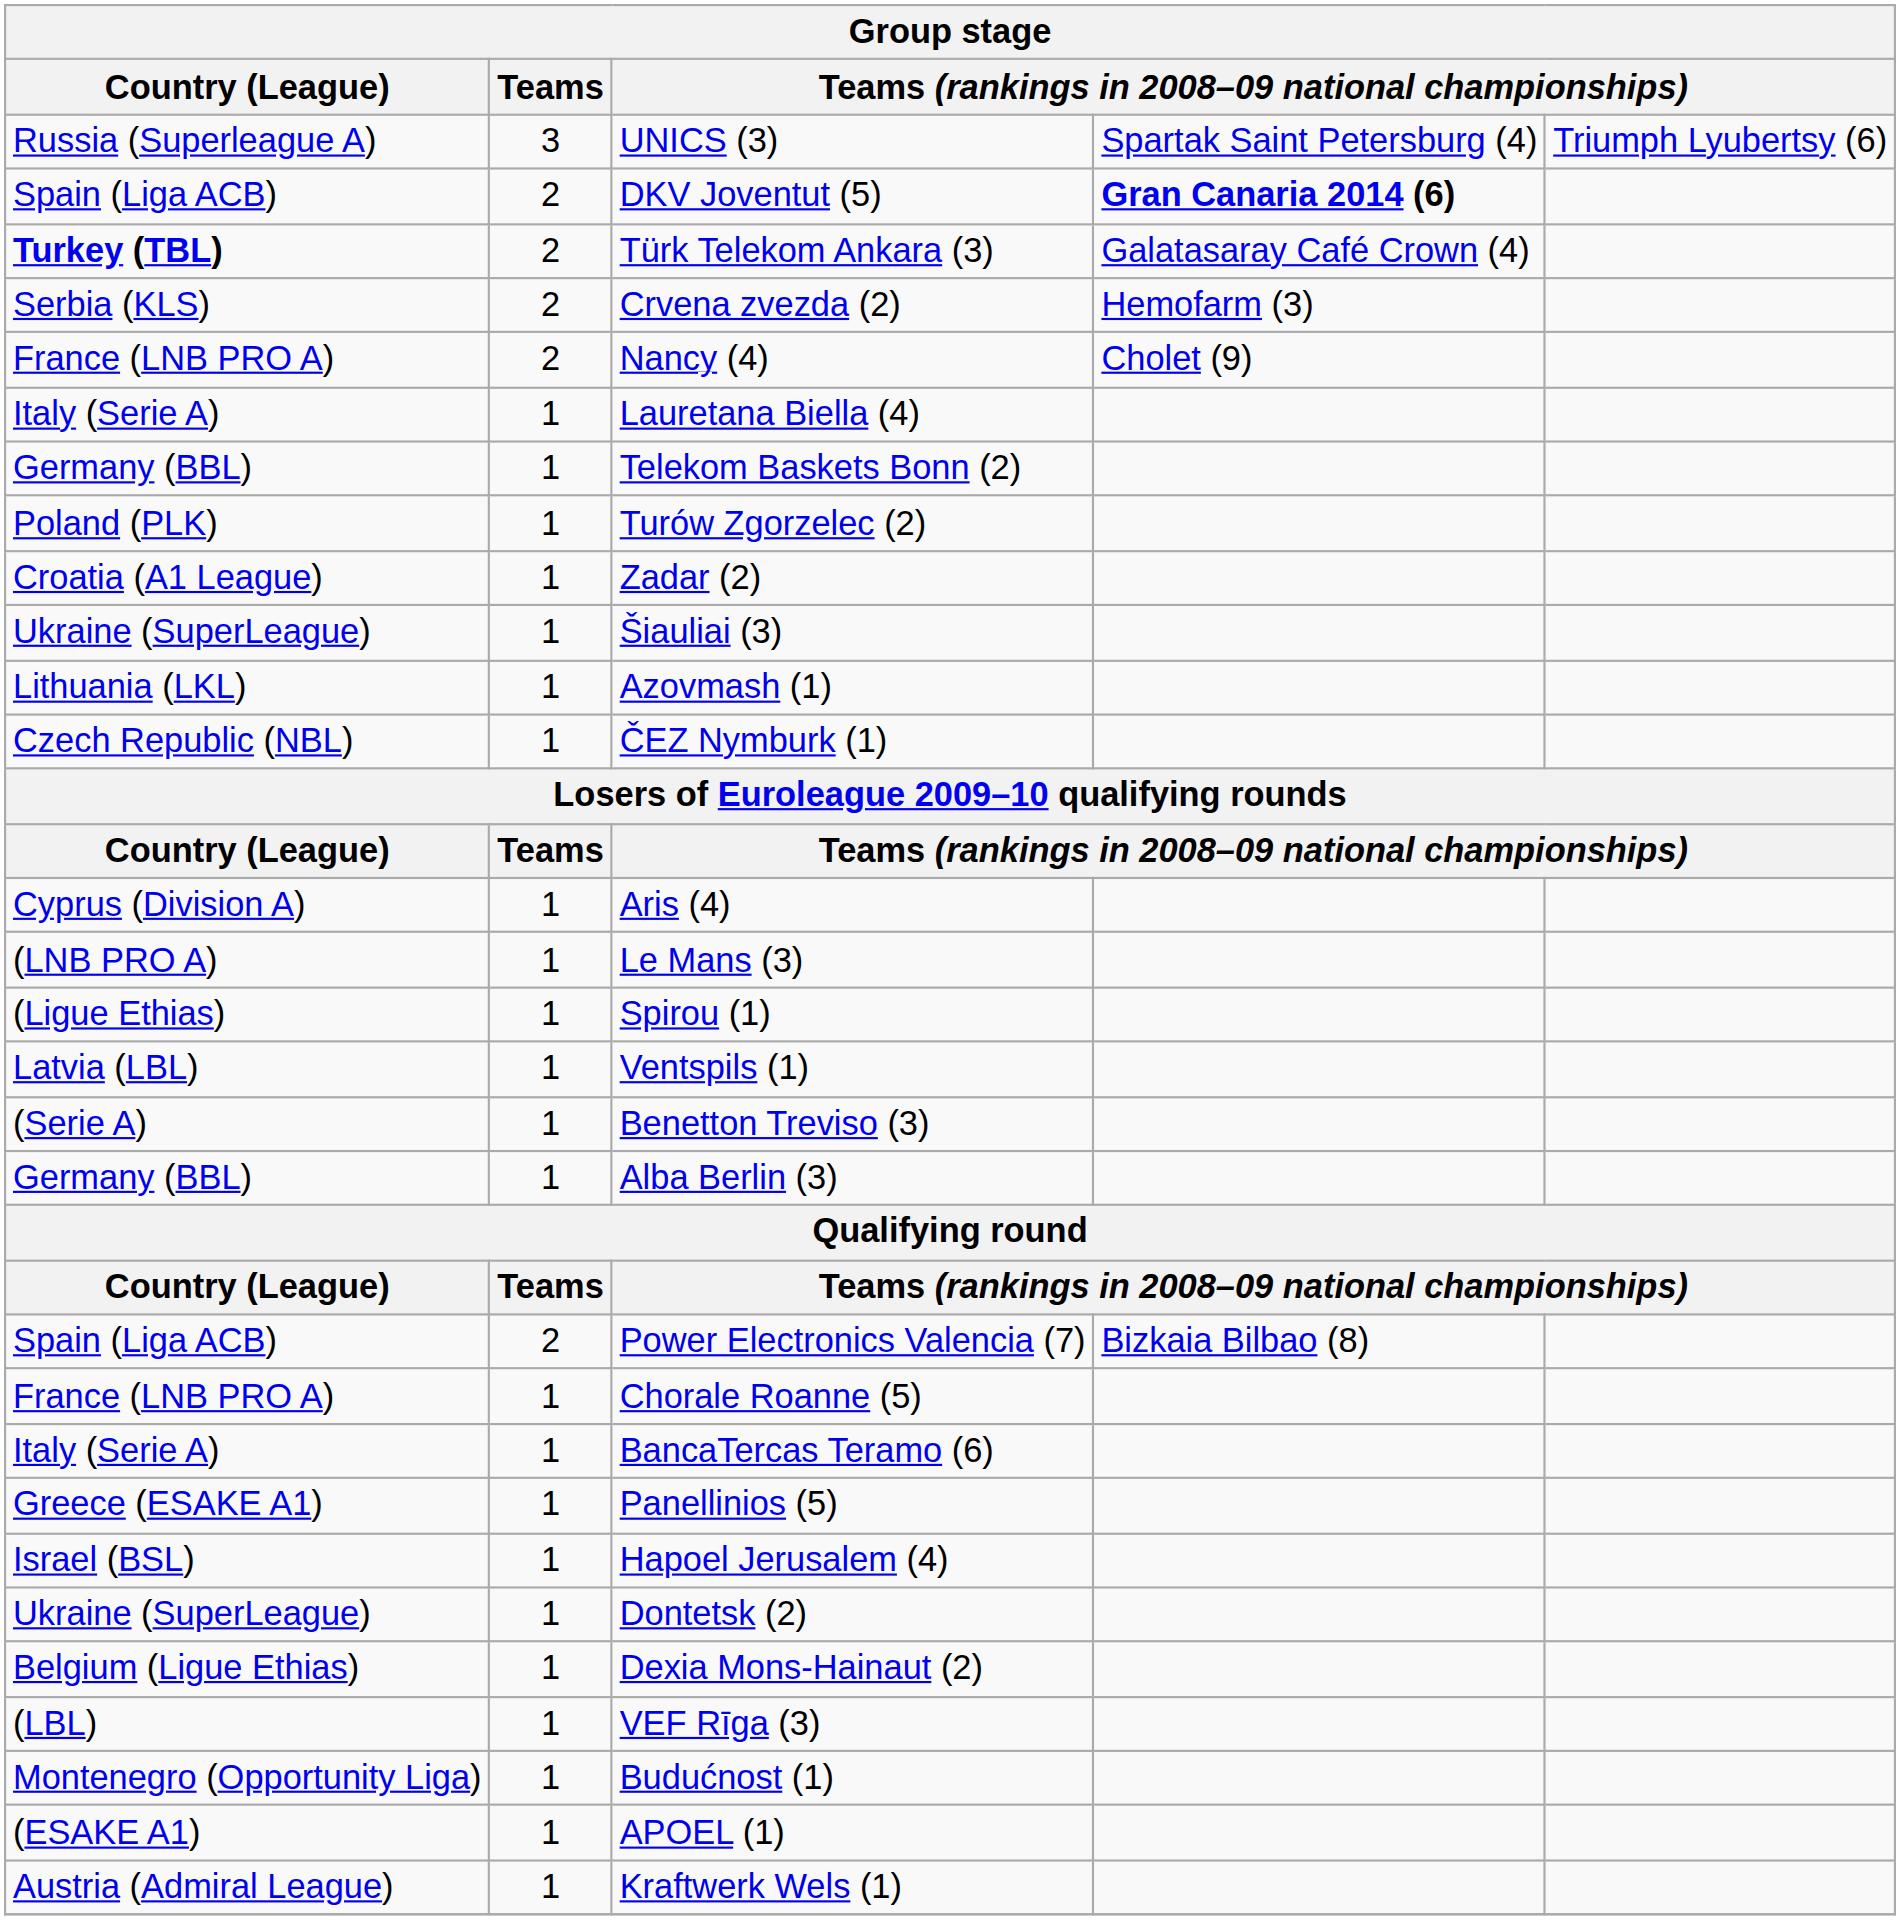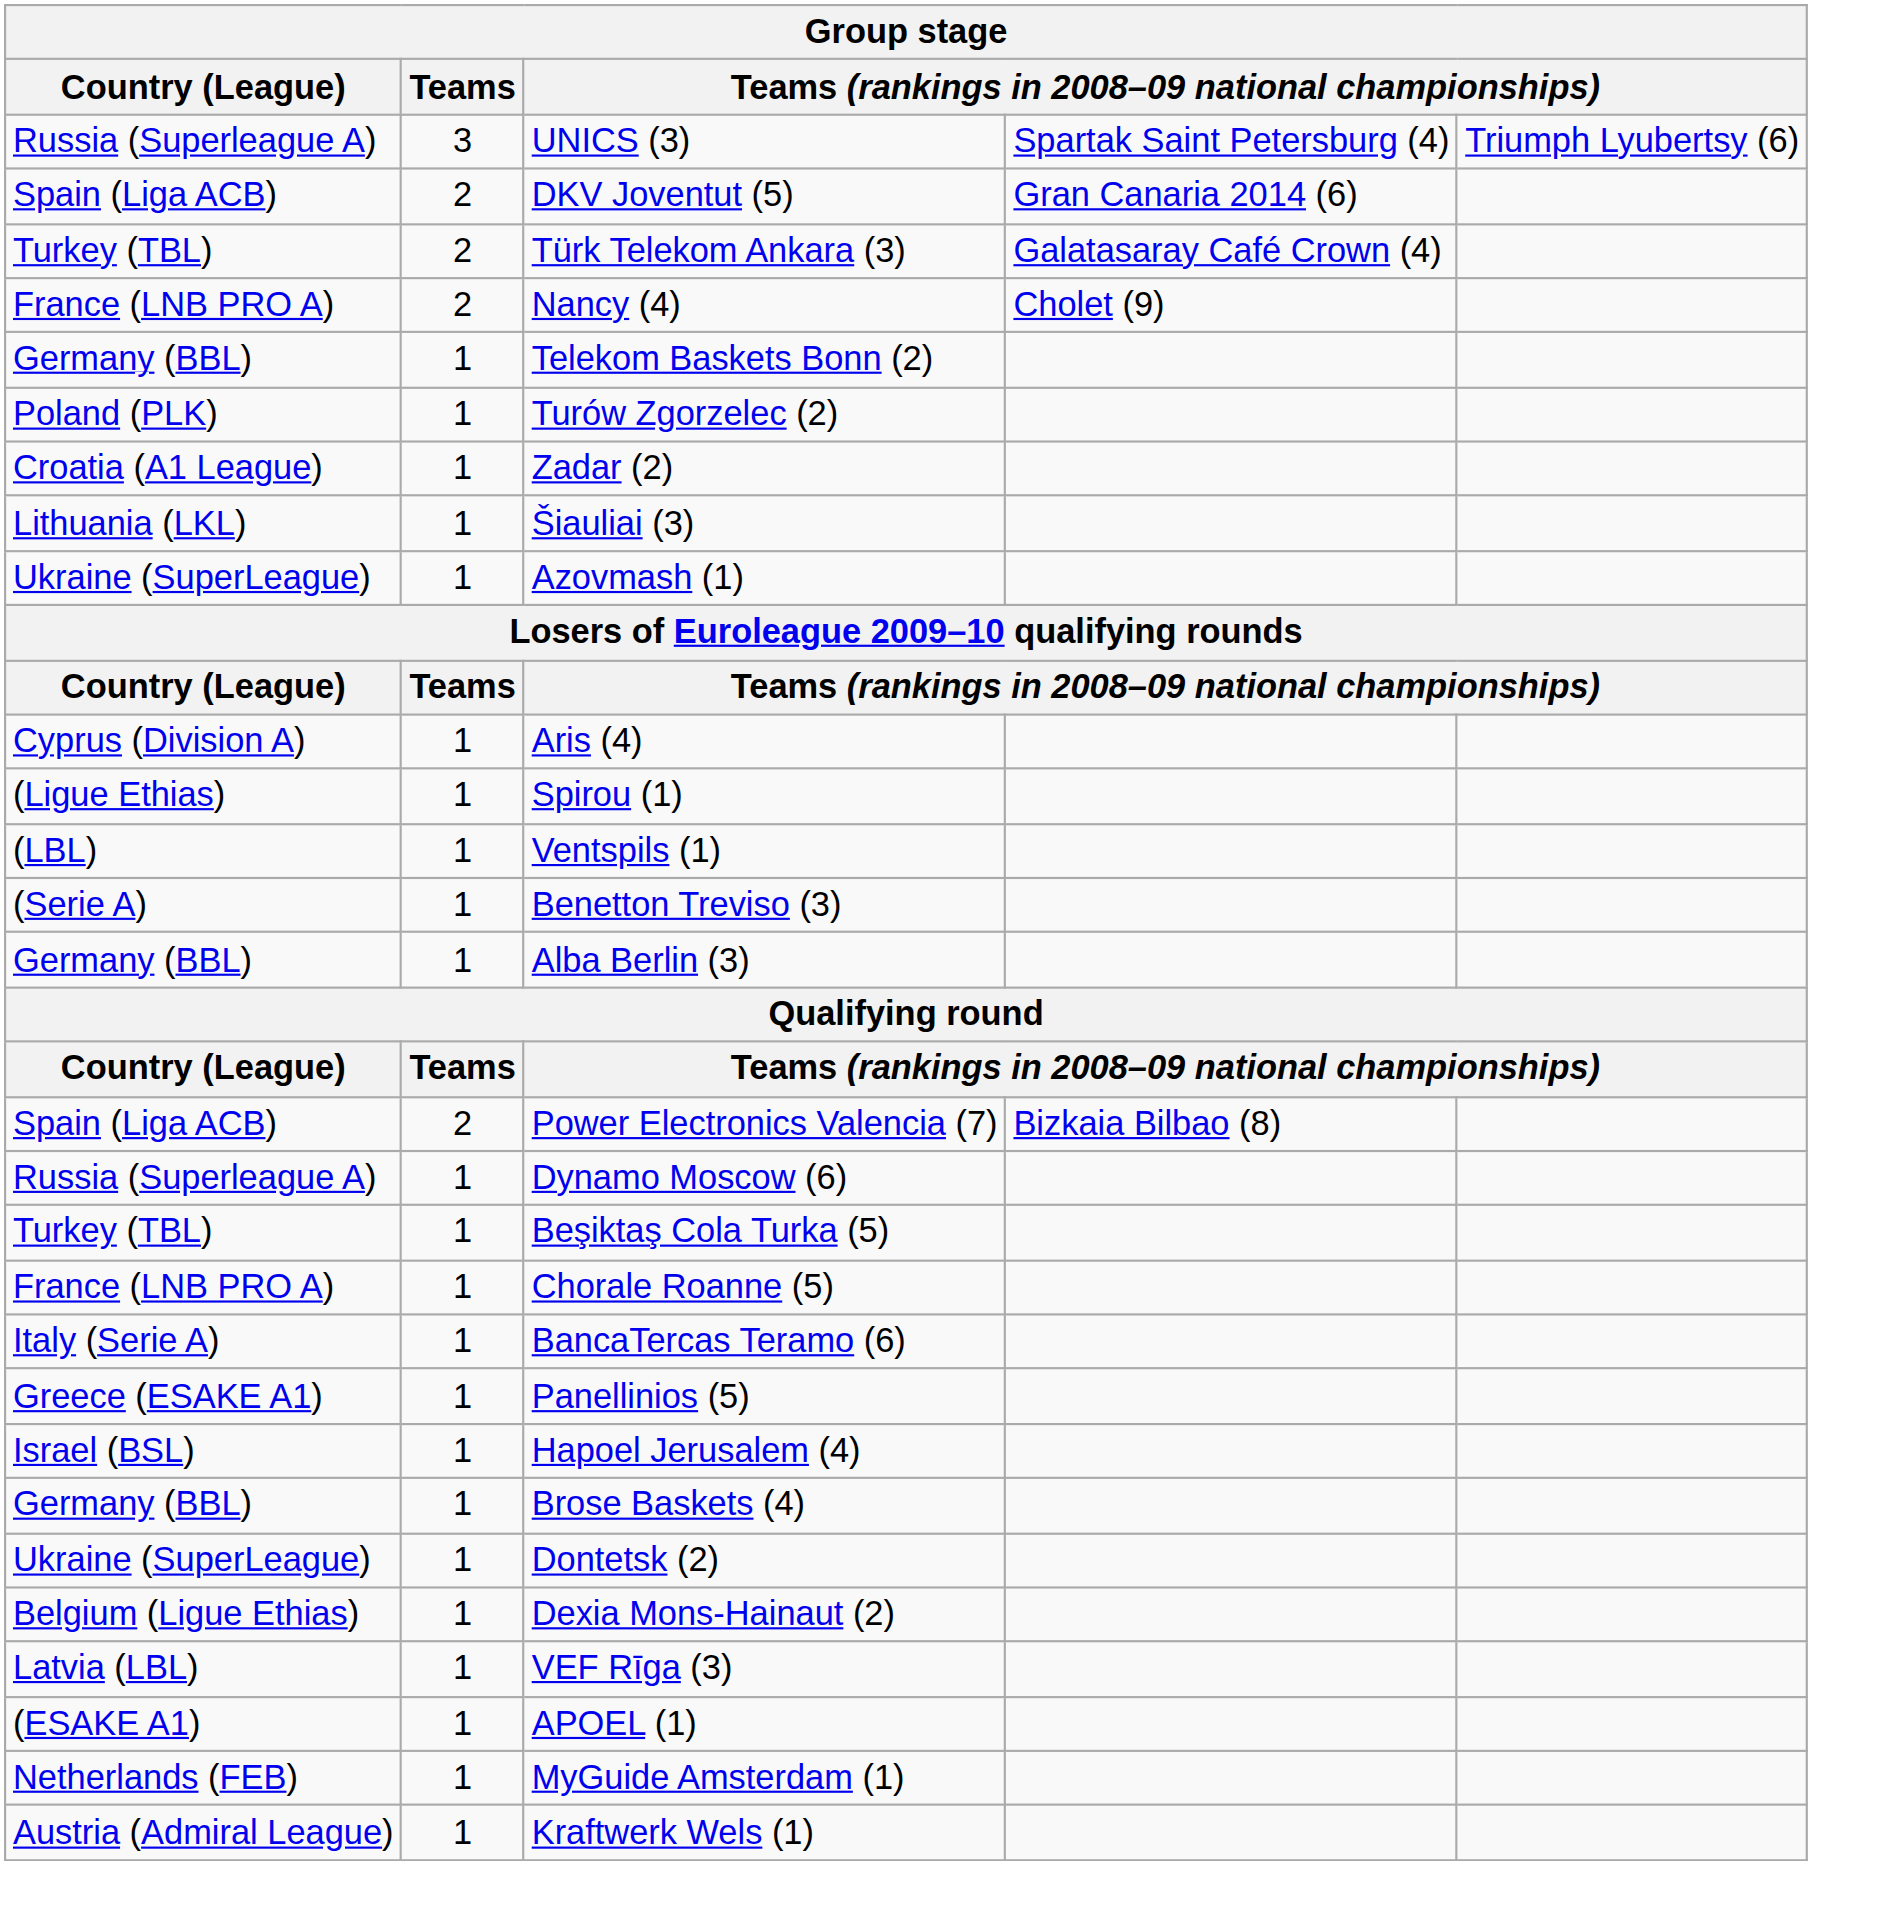(1278, 195) bold -> (1186, 195) normal
(118, 250) bold -> (113, 250) normal
- row: (760, 304)
- row: (770, 413)
(192, 631) Ukraine (SuperLeague) -> (130, 522) Lithuania (LKL)
(130, 686) Lithuania (LKL) -> (192, 577) Ukraine (SuperLeague)
- row: (753, 741)
- row: (711, 959)
(106, 1068) Latvia (LBL) -> (55, 850) (LBL)
+ row: (689, 1177)
+ row: (710, 1232)
+ row: (668, 1504)
(55, 1723) (LBL) -> (106, 1668) Latvia (LBL)
- row: (727, 1777)
+ row: (718, 1777)
